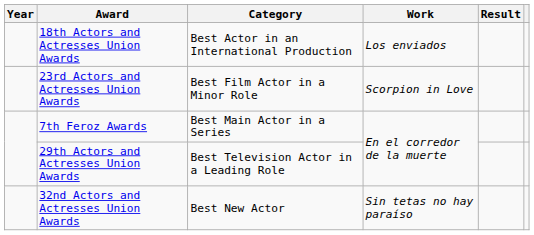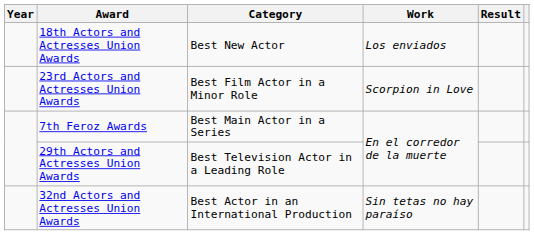(271, 45) Best Actor in an International Production -> (238, 45) Best New Actor
(238, 208) Best New Actor -> (271, 208) Best Actor in an International Production
